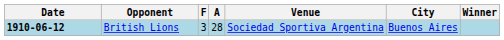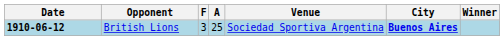(217, 28) 28 -> (217, 28) 25
(423, 28) normal -> (423, 28) bold
